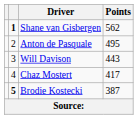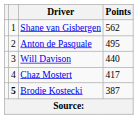(13, 27) bold -> (13, 27) normal
(113, 59) 443 -> (113, 59) 440
